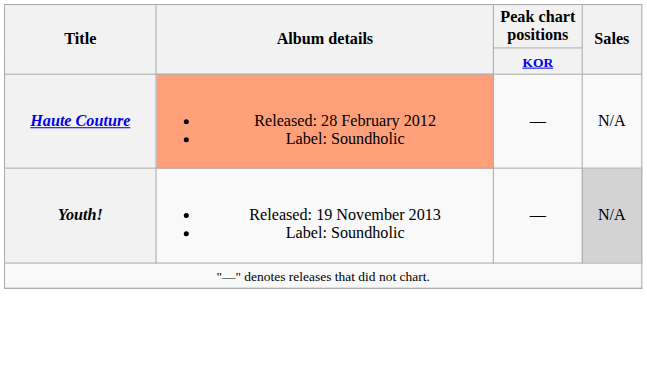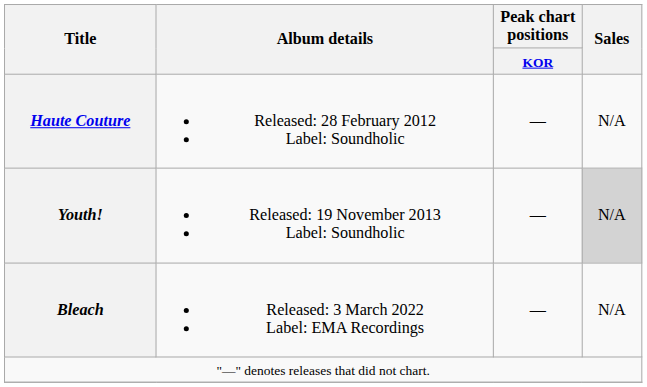(325, 130) lightsalmon background -> (325, 130) no background
+ row: (80, 309)
